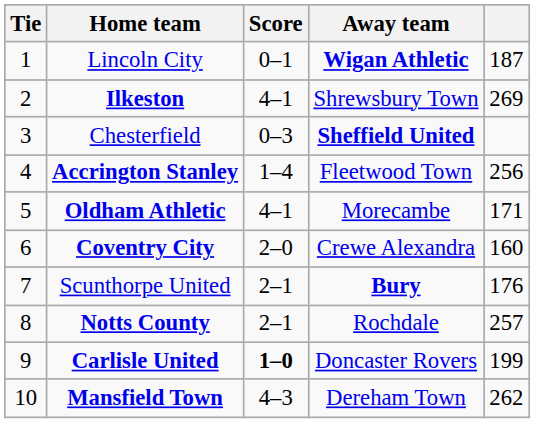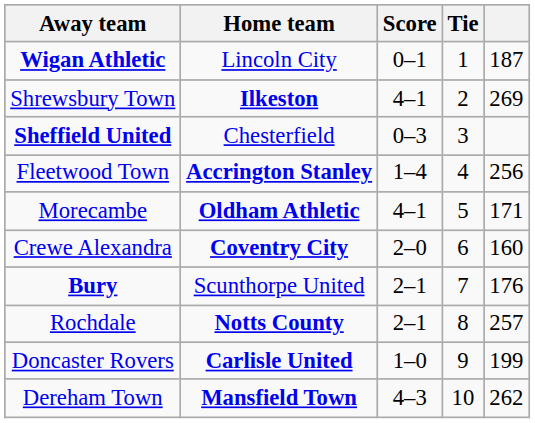columns swapped: (26, 22) <-> (396, 22)
(276, 360) bold -> (410, 360) normal
